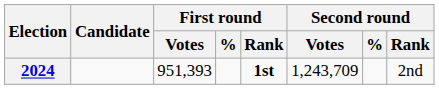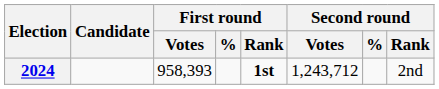(185, 71) 951,393 -> (185, 71) 958,393
(325, 71) 1,243,709 -> (325, 71) 1,243,712
